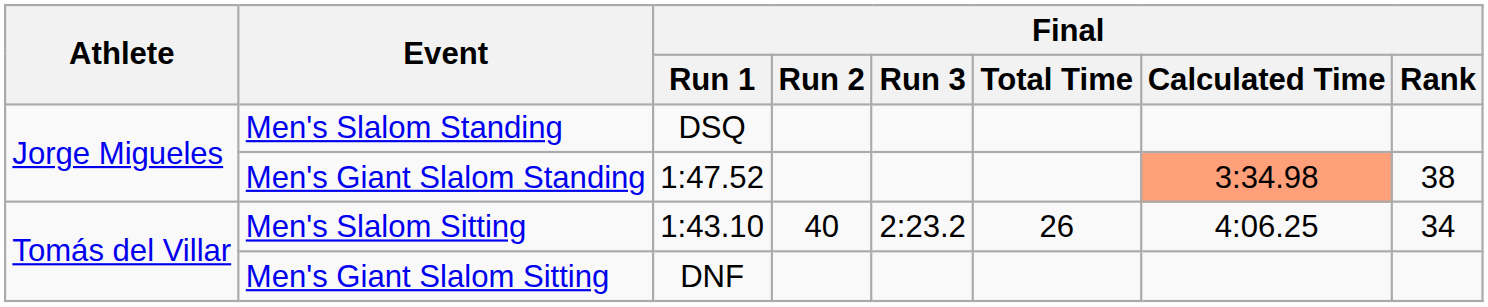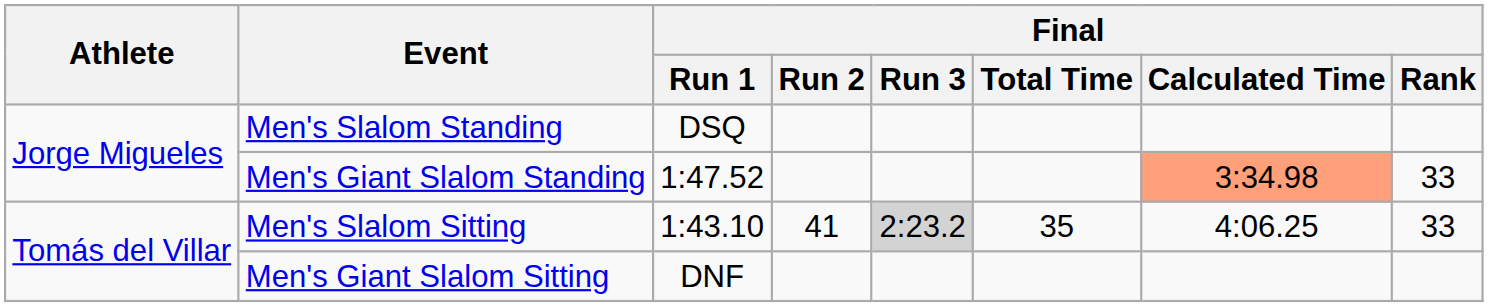(1438, 177) 38 -> (1438, 177) 33
(822, 227) 40 -> (822, 227) 41
(923, 227) no background -> (923, 227) lightgrey background
(1057, 227) 26 -> (1057, 227) 35
(1438, 227) 34 -> (1438, 227) 33
